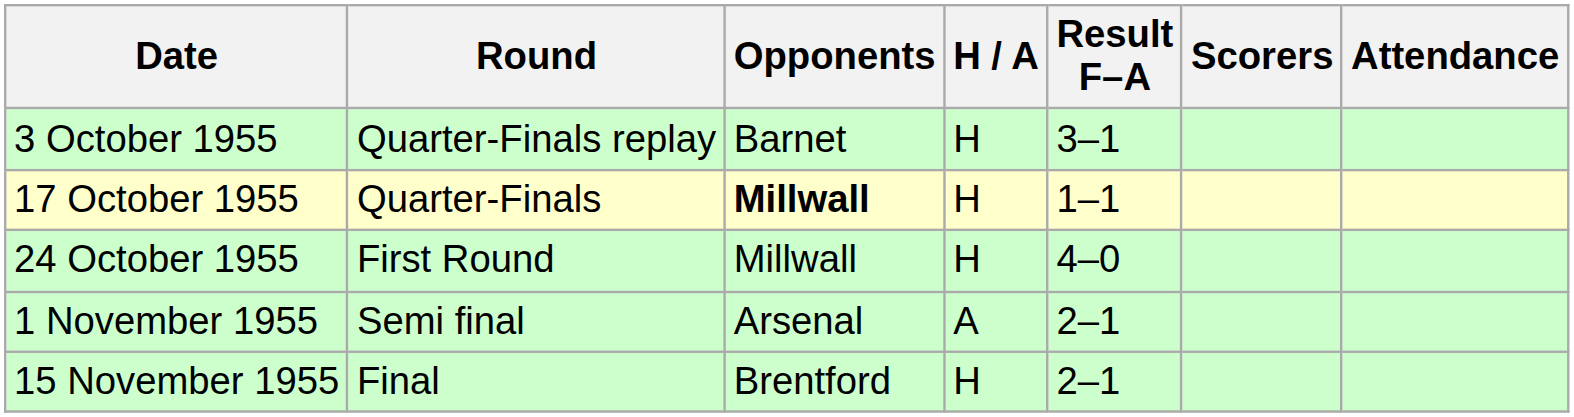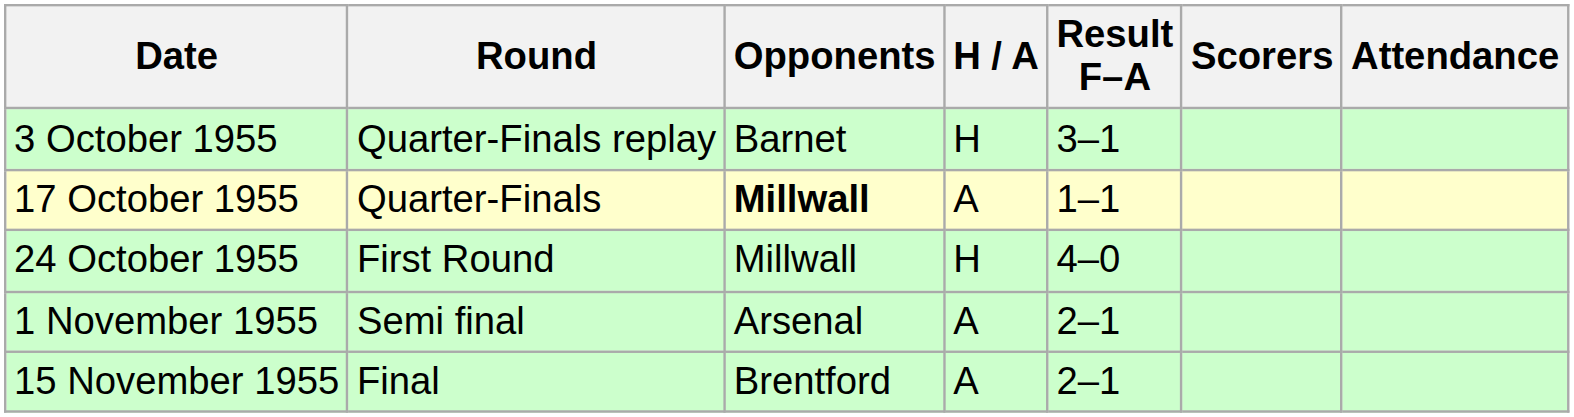(967, 199) H -> (966, 199) A
(967, 381) H -> (966, 381) A
